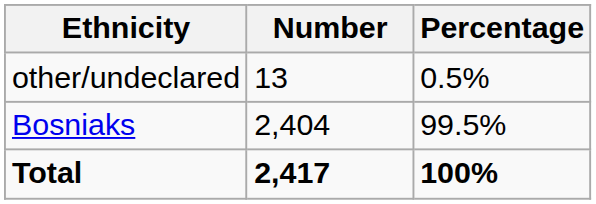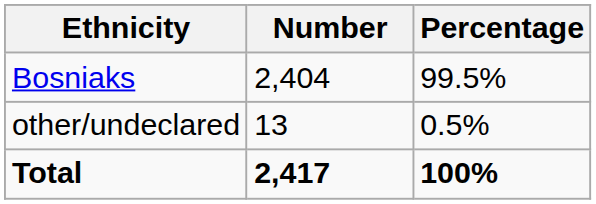rows swapped: (74, 125) <-> (126, 76)
